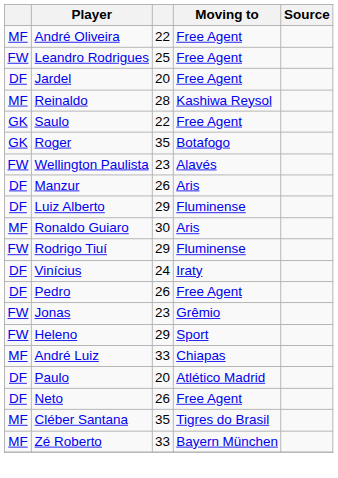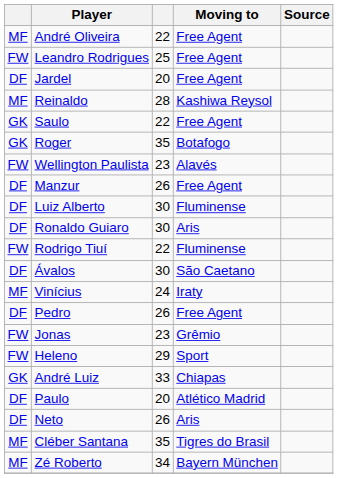(188, 185) Aris -> (209, 185) Free Agent
(163, 206) 29 -> (163, 206) 30
(18, 228) MF -> (18, 228) DF
(163, 249) 29 -> (163, 249) 22
+ row: (55, 270)
(18, 270) DF -> (18, 292) MF
(18, 356) MF -> (18, 377) GK
(209, 398) Free Agent -> (188, 420) Aris
(163, 441) 33 -> (163, 462) 34
